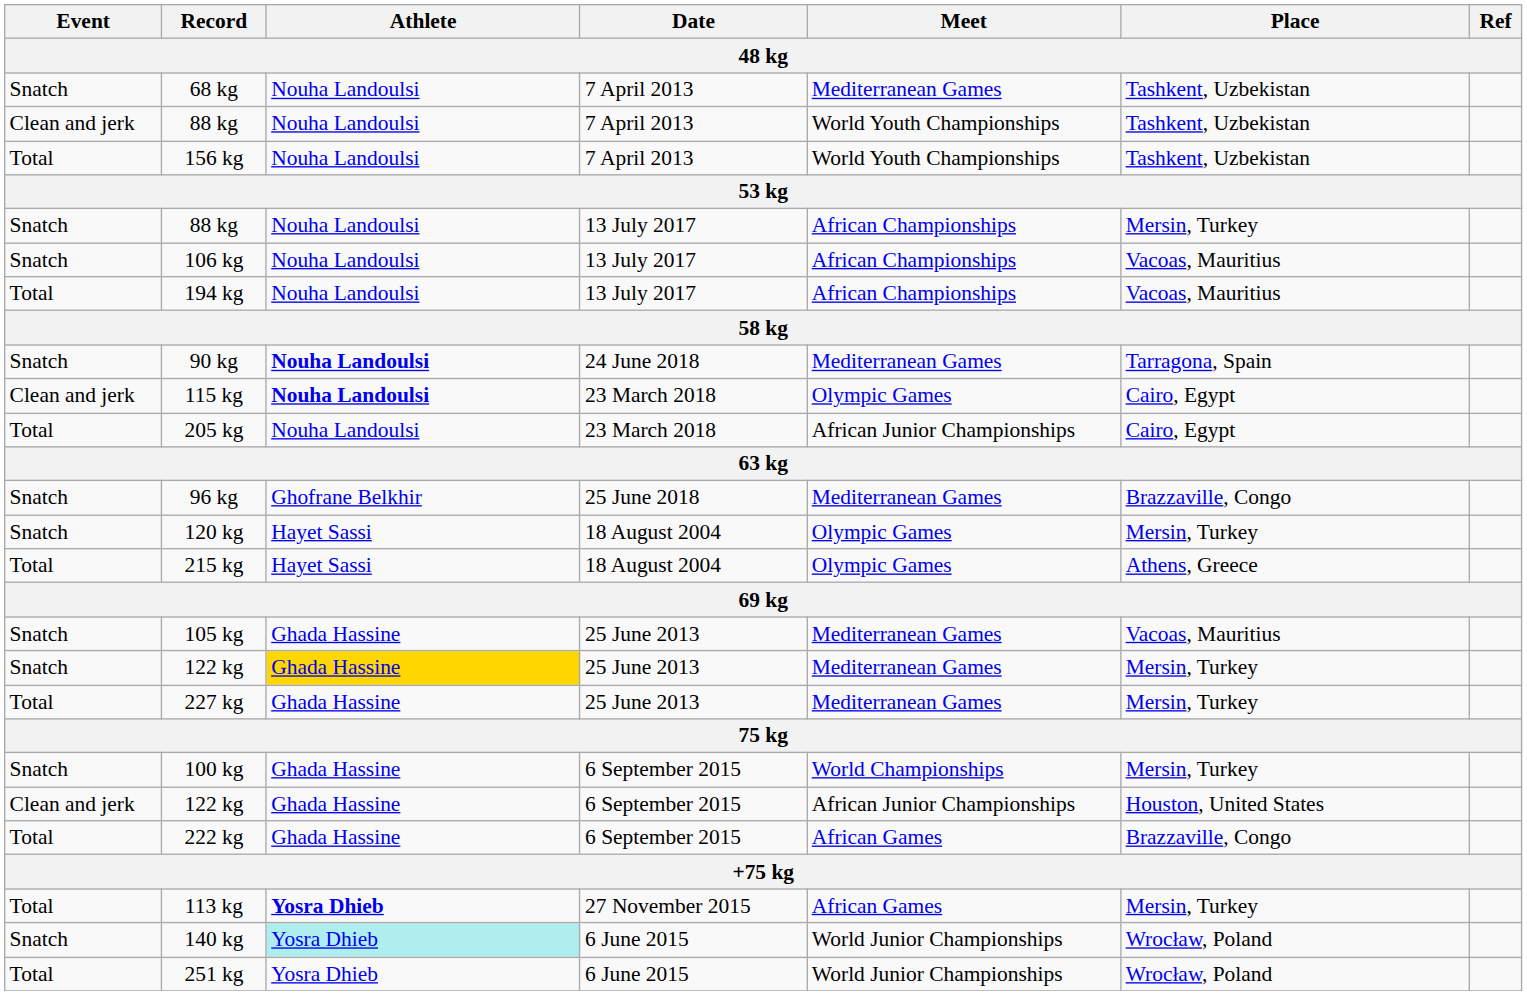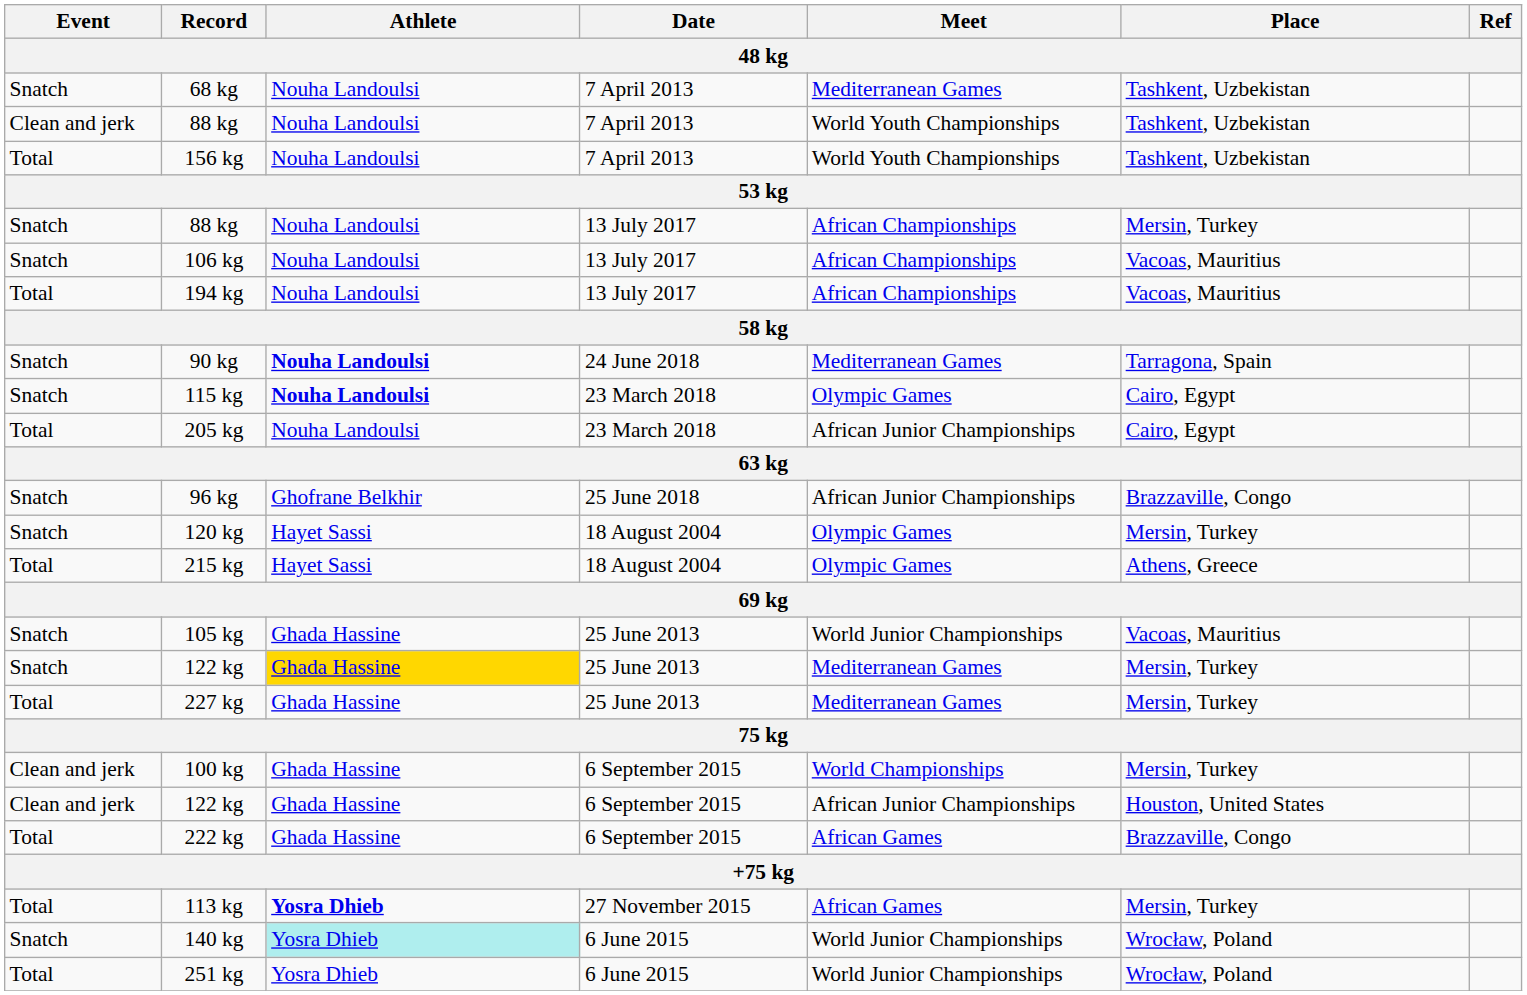(72, 395) Clean and jerk -> (39, 395) Snatch
(907, 497) Mediterranean Games -> (943, 497) African Junior Championships
(907, 633) Mediterranean Games -> (937, 633) World Junior Championships
(39, 769) Snatch -> (72, 769) Clean and jerk
